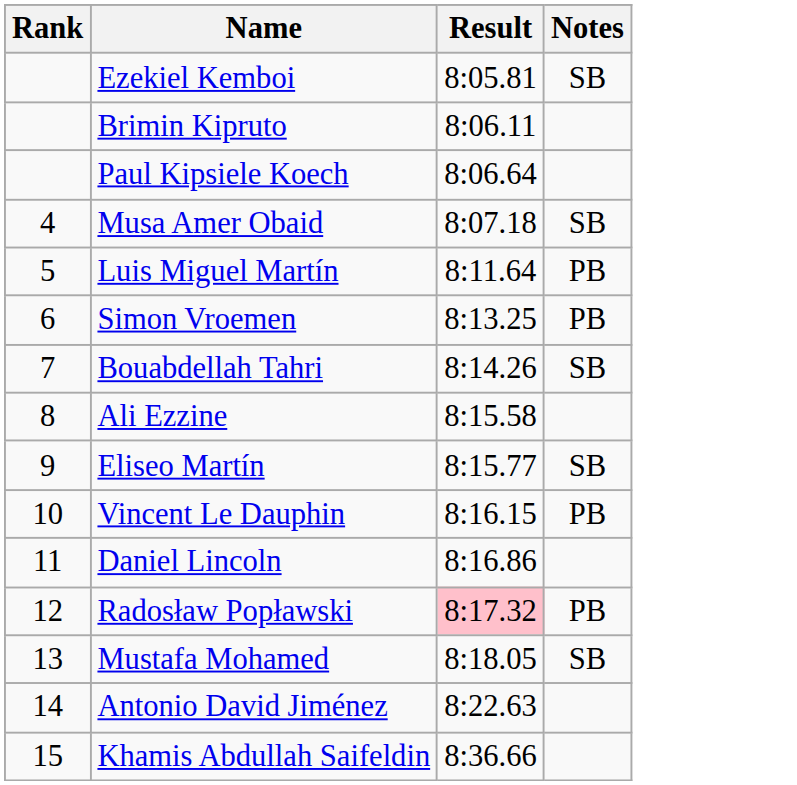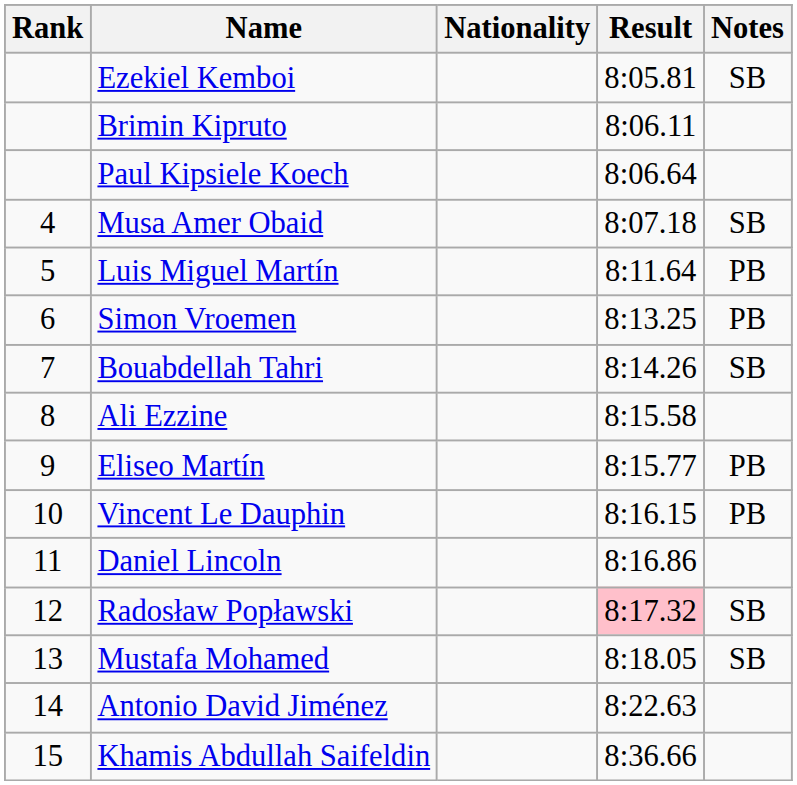+ column: (517, 28)
(587, 464) SB -> (747, 464) PB
(587, 610) PB -> (747, 610) SB
